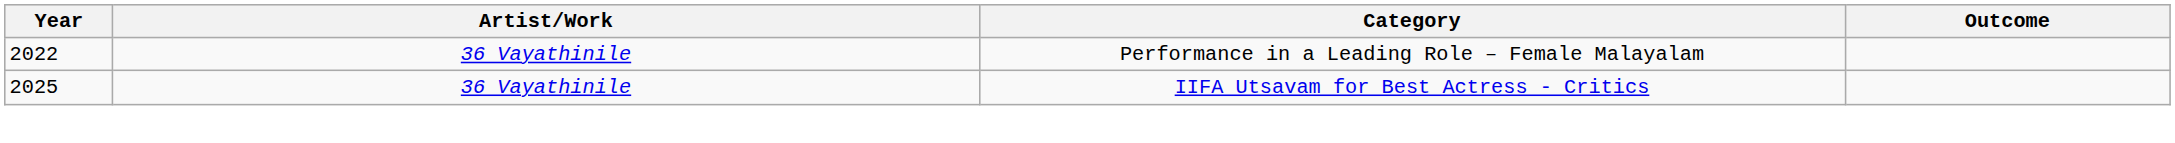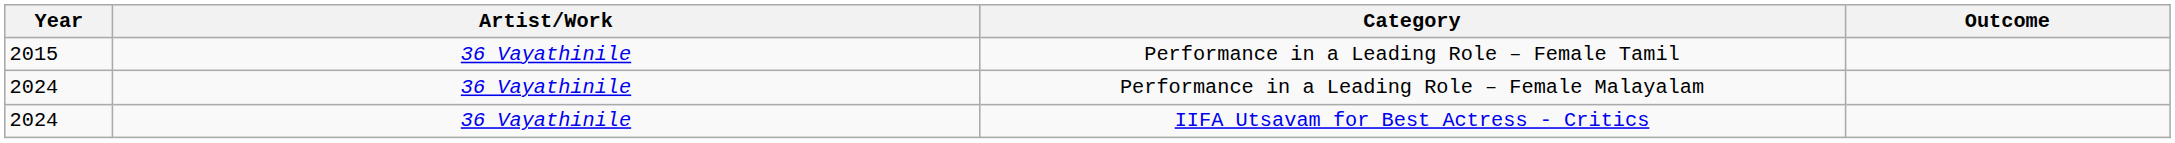+ row: (1412, 54)
(34, 54) 2022 -> (34, 87) 2024
(34, 87) 2025 -> (34, 120) 2024
